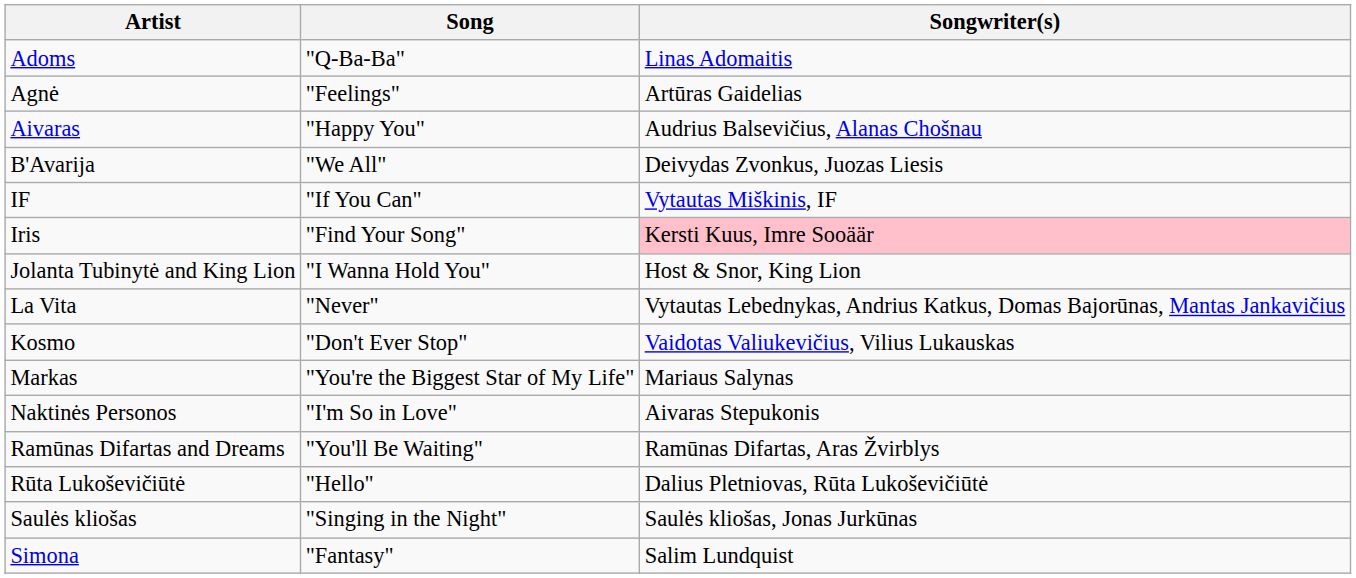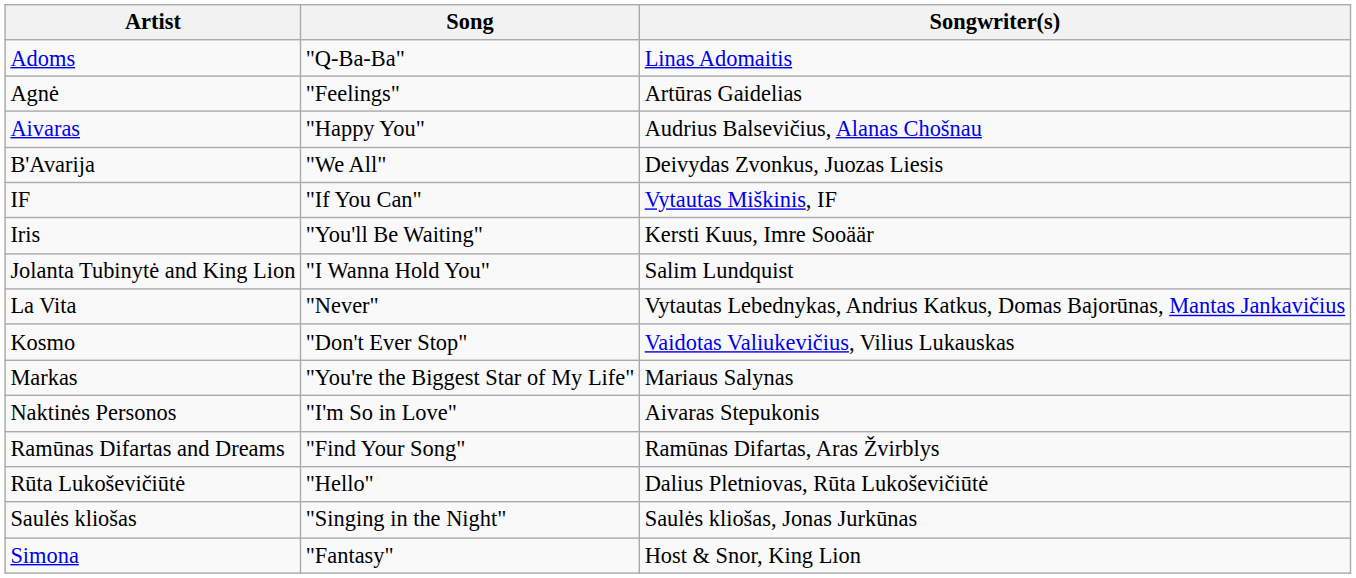(386, 235) "Find Your Song" -> (394, 235) "You'll Be Waiting"
(759, 235) pink background -> (759, 235) no background
(753, 270) Host & Snor, King Lion -> (719, 270) Salim Lundquist
(394, 448) "You'll Be Waiting" -> (386, 448) "Find Your Song"
(719, 555) Salim Lundquist -> (753, 555) Host & Snor, King Lion
